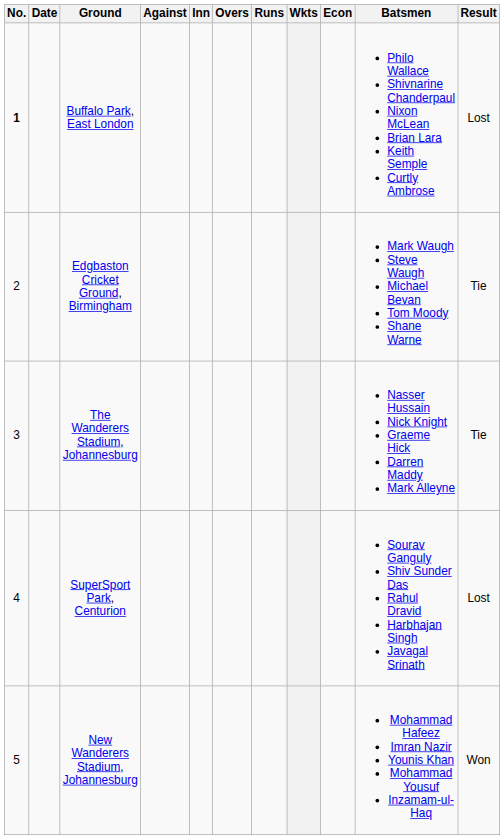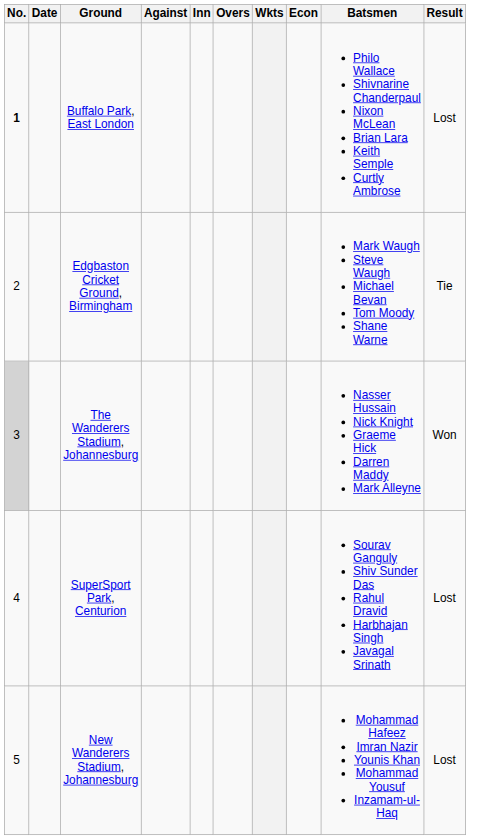- column: (269, 13)
(17, 435) no background -> (17, 435) lightgrey background
(479, 435) Tie -> (445, 435) Won
(479, 760) Won -> (445, 760) Lost
